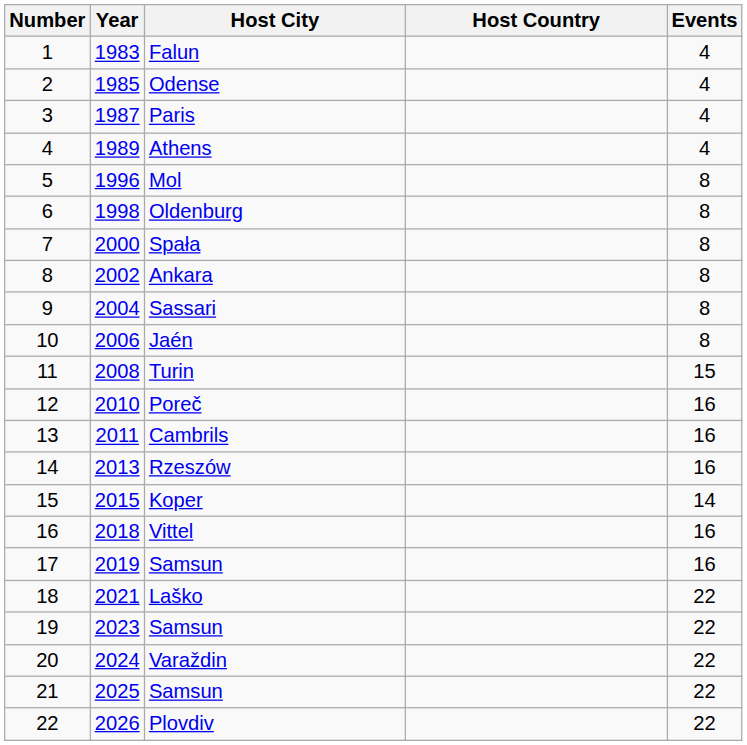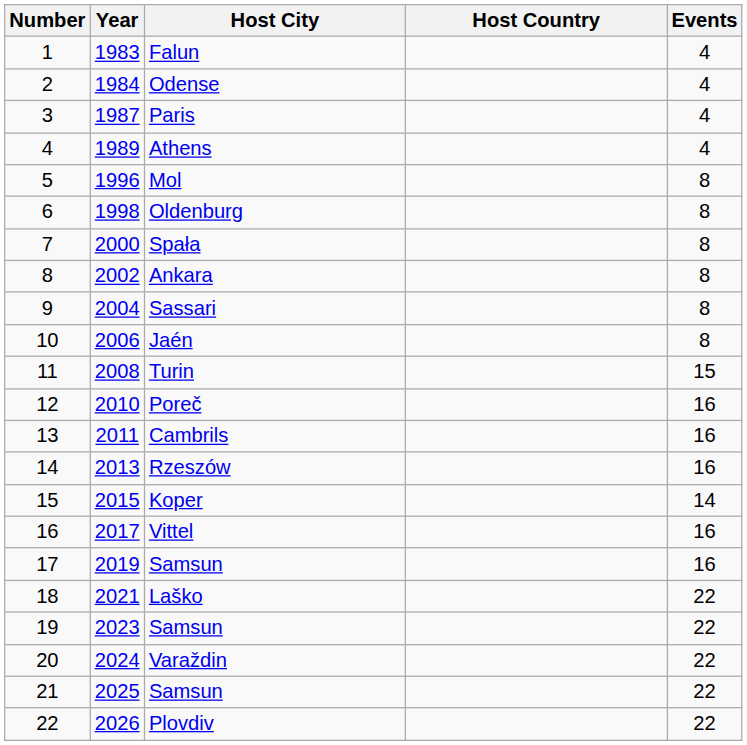(117, 84) 1985 -> (117, 84) 1984
(117, 532) 2018 -> (117, 532) 2017
